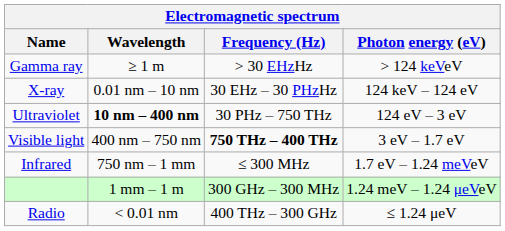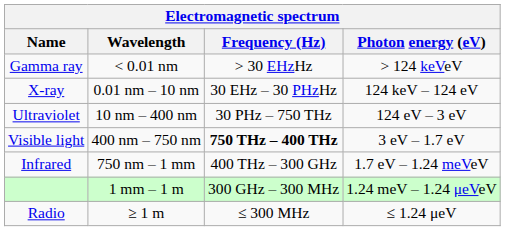(146, 66) ≥ 1 m -> (146, 66) < 0.01 nm
(146, 115) bold -> (146, 115) normal
(274, 164) ≤ 300 MHz -> (274, 164) 400 THz – 300 GHz
(146, 213) < 0.01 nm -> (146, 213) ≥ 1 m
(274, 213) 400 THz – 300 GHz -> (274, 213) ≤ 300 MHz
